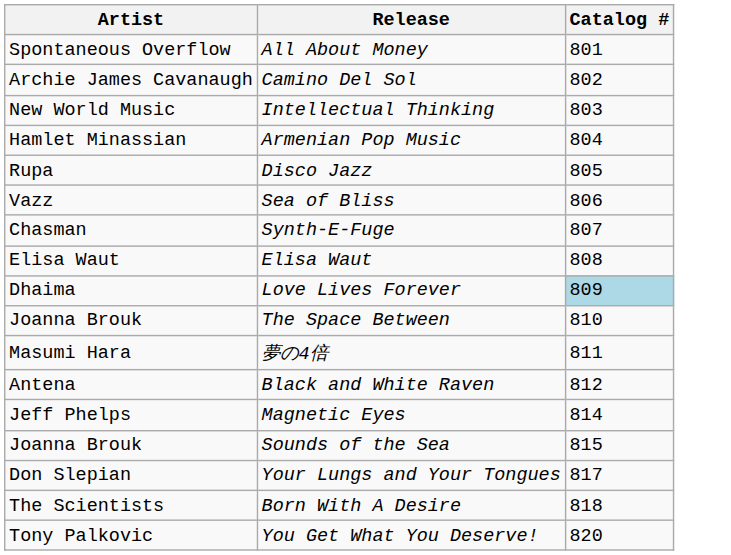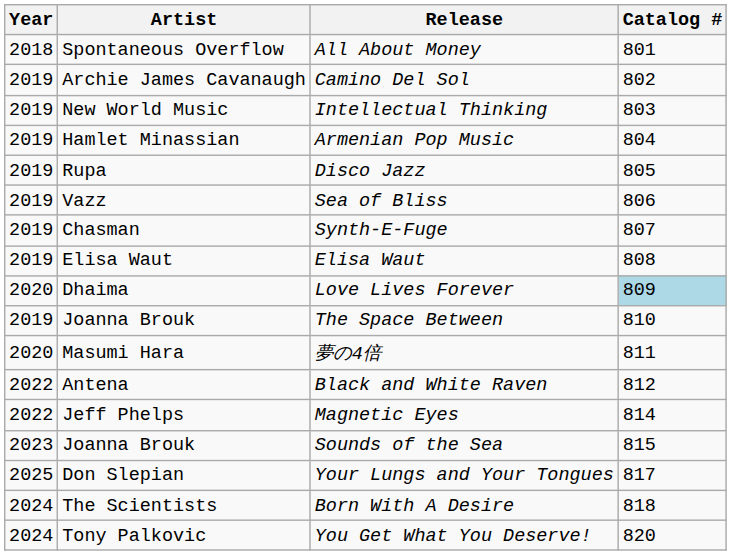+ column: (31, 20)
